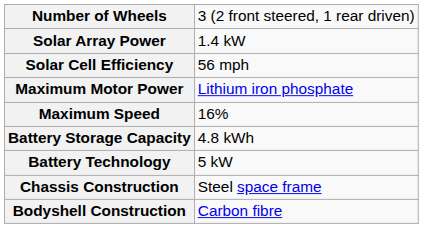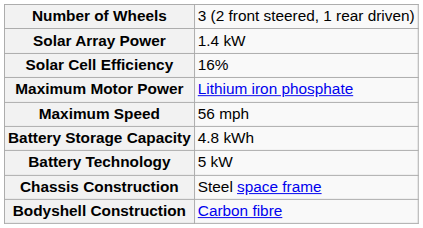(223, 65) 56 mph -> (213, 65) 16%
(213, 114) 16% -> (223, 114) 56 mph
